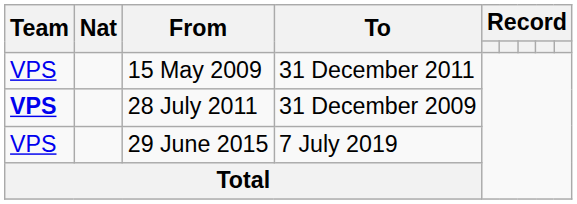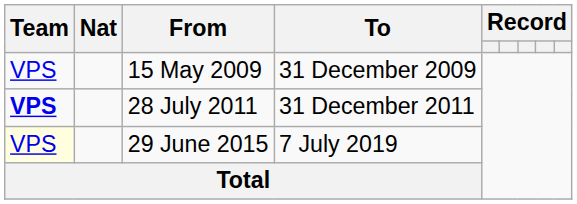(377, 70) 31 December 2011 -> (378, 70) 31 December 2009
(378, 107) 31 December 2009 -> (377, 107) 31 December 2011
(33, 143) no background -> (33, 143) lightyellow background
